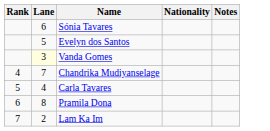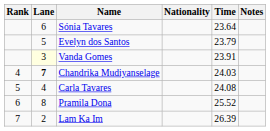+ column: (225, 12)
(44, 73) normal -> (44, 73) bold
